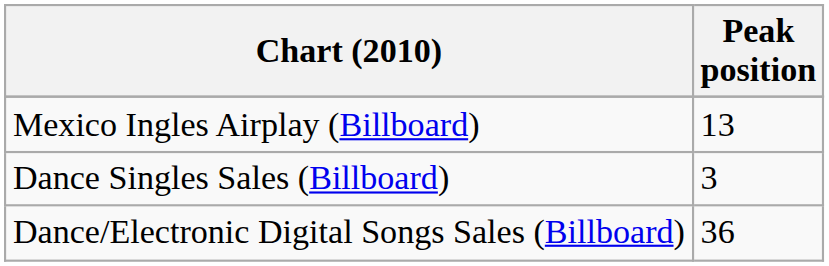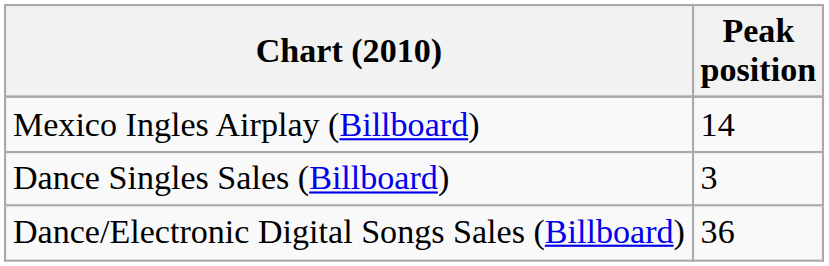(718, 123) 13 -> (718, 123) 14
